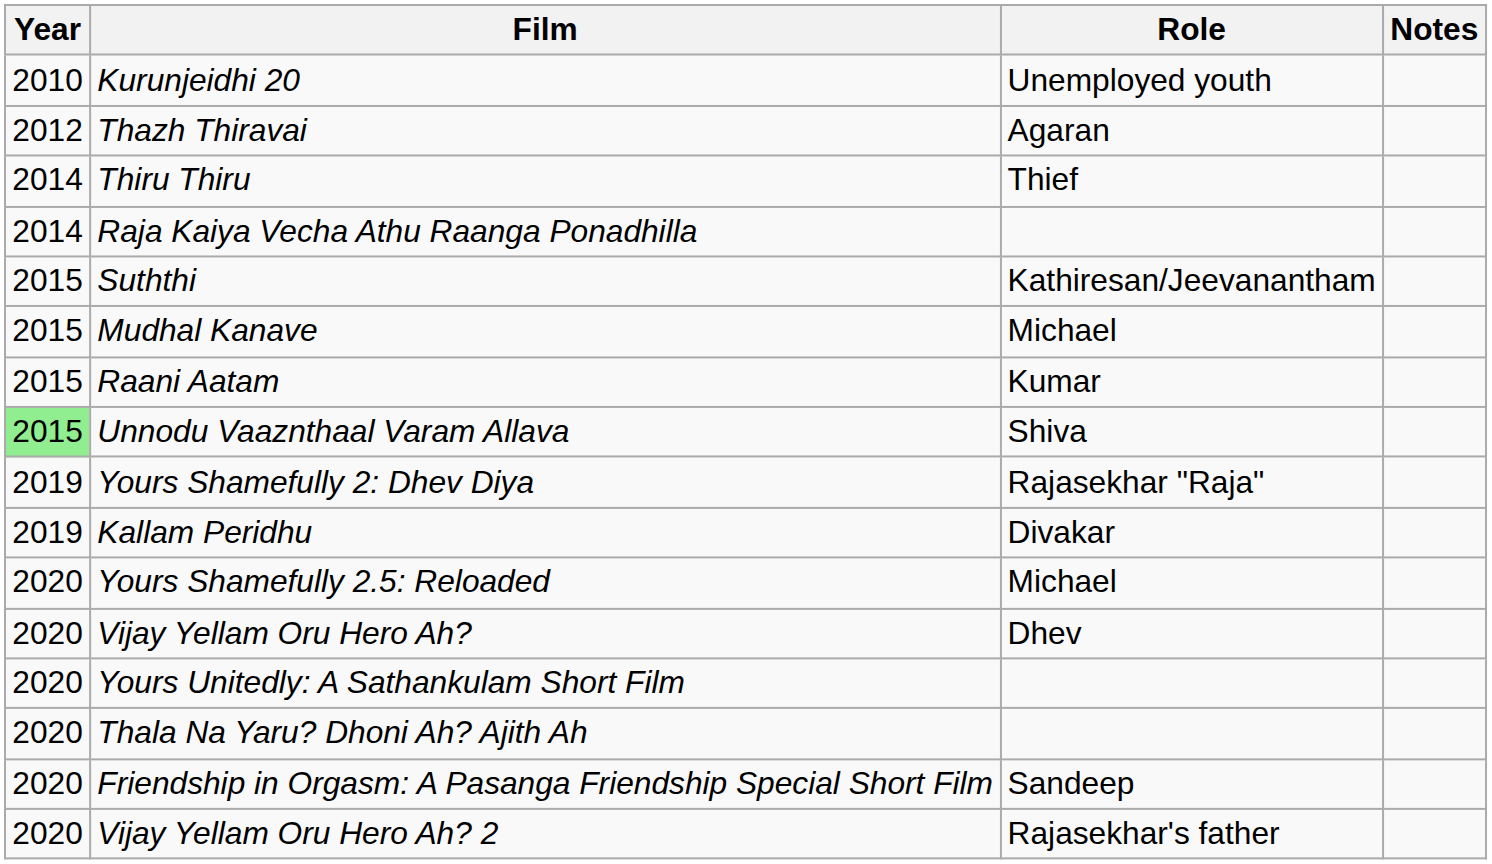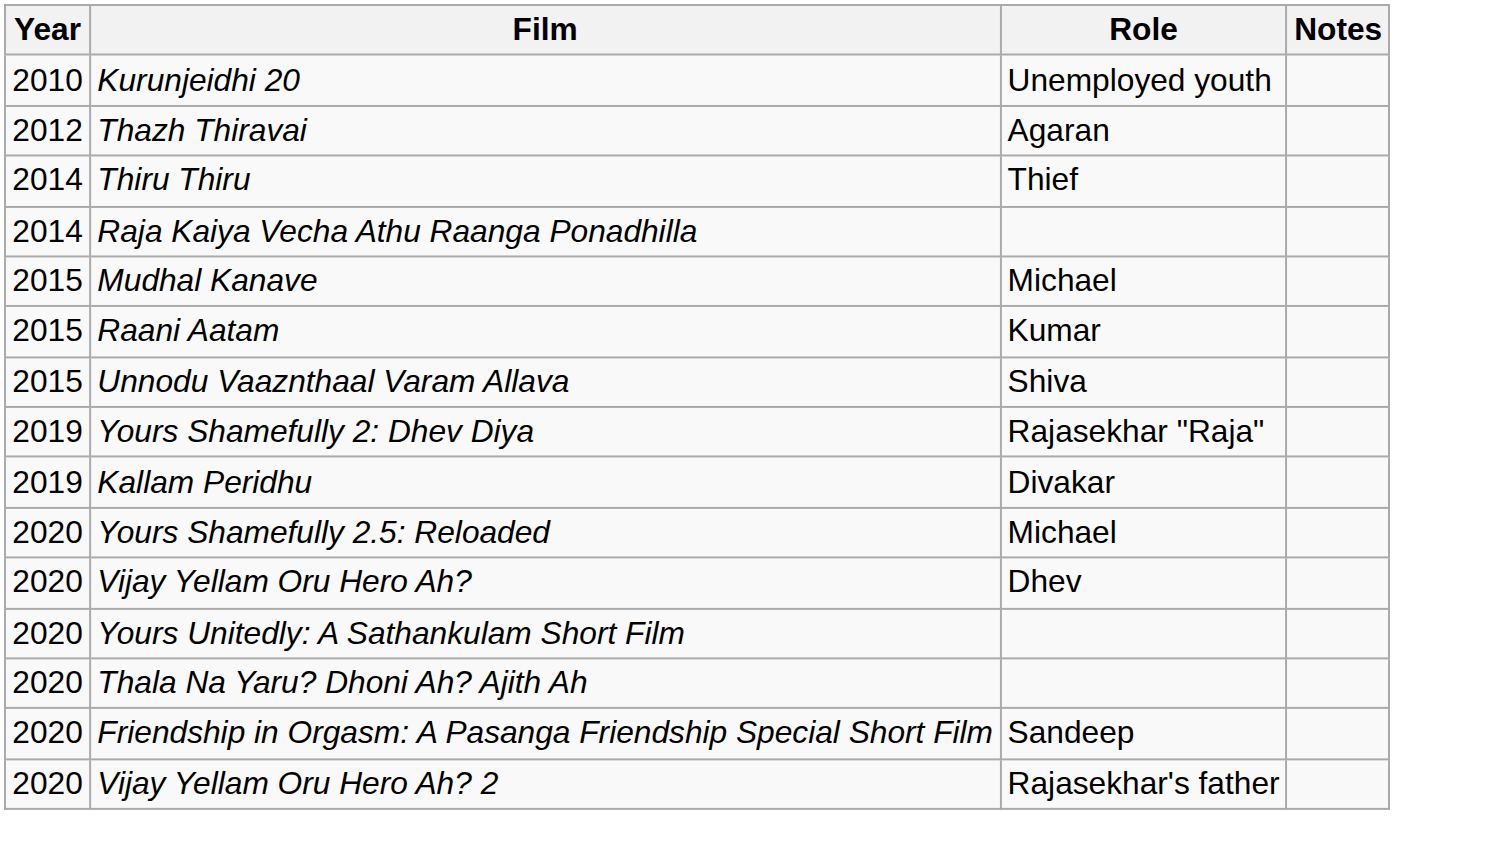- row: (147, 280)
(48, 431) lightgreen background -> (48, 381) no background
